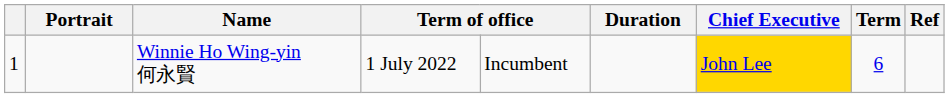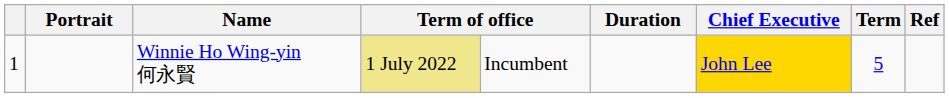(411, 63) no background -> (411, 63) khaki background
(878, 63) 6 -> (878, 63) 5
